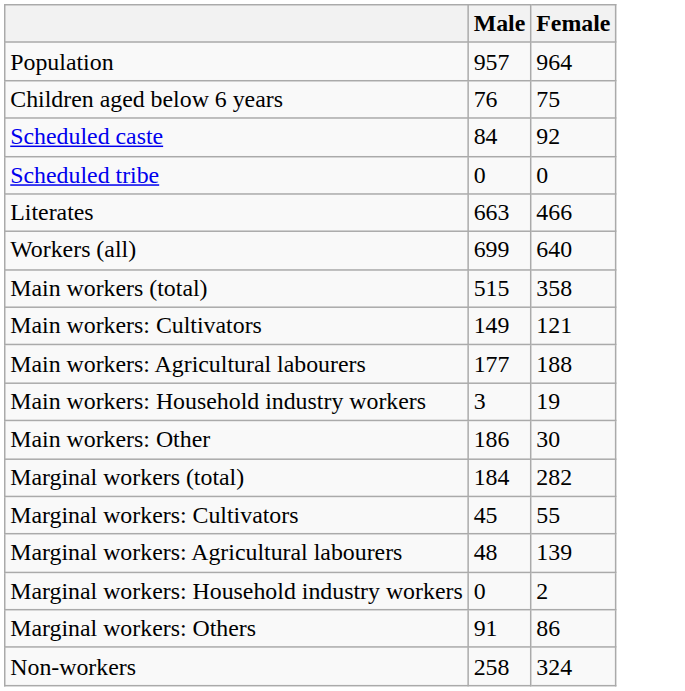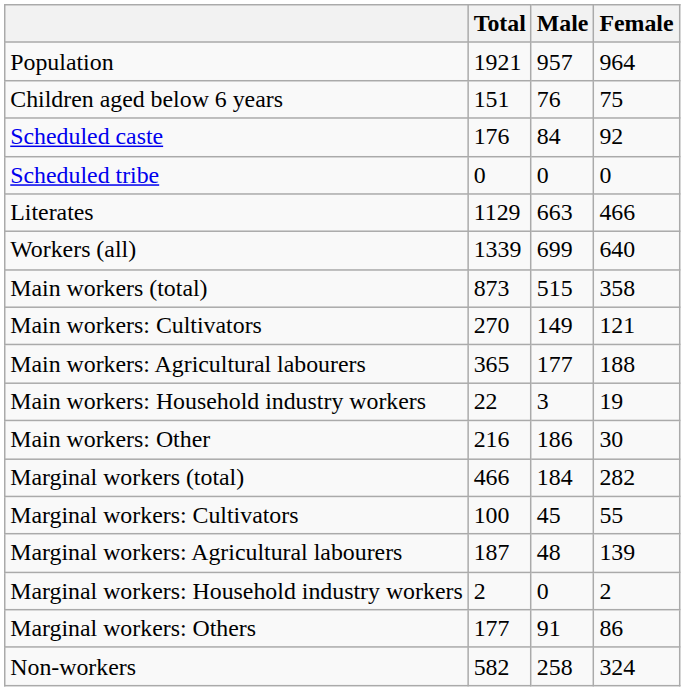+ column: (500, 23)
